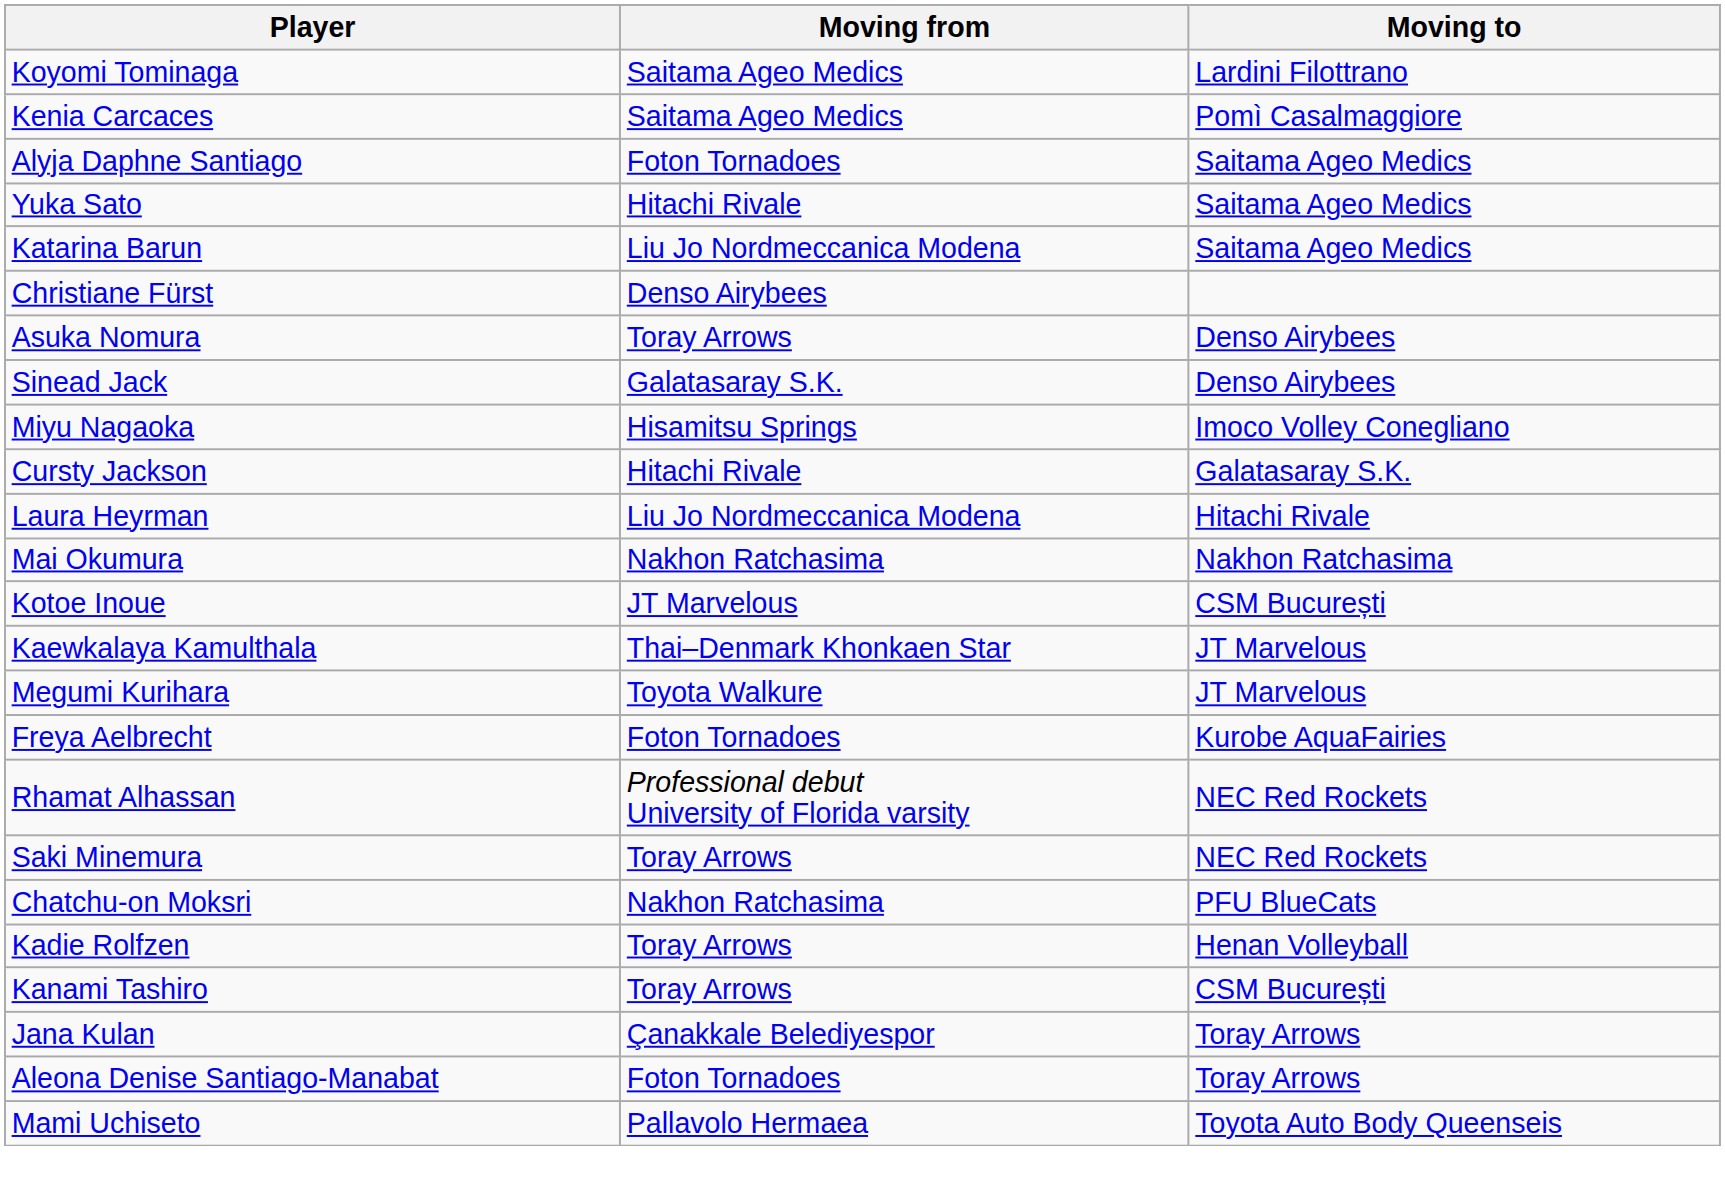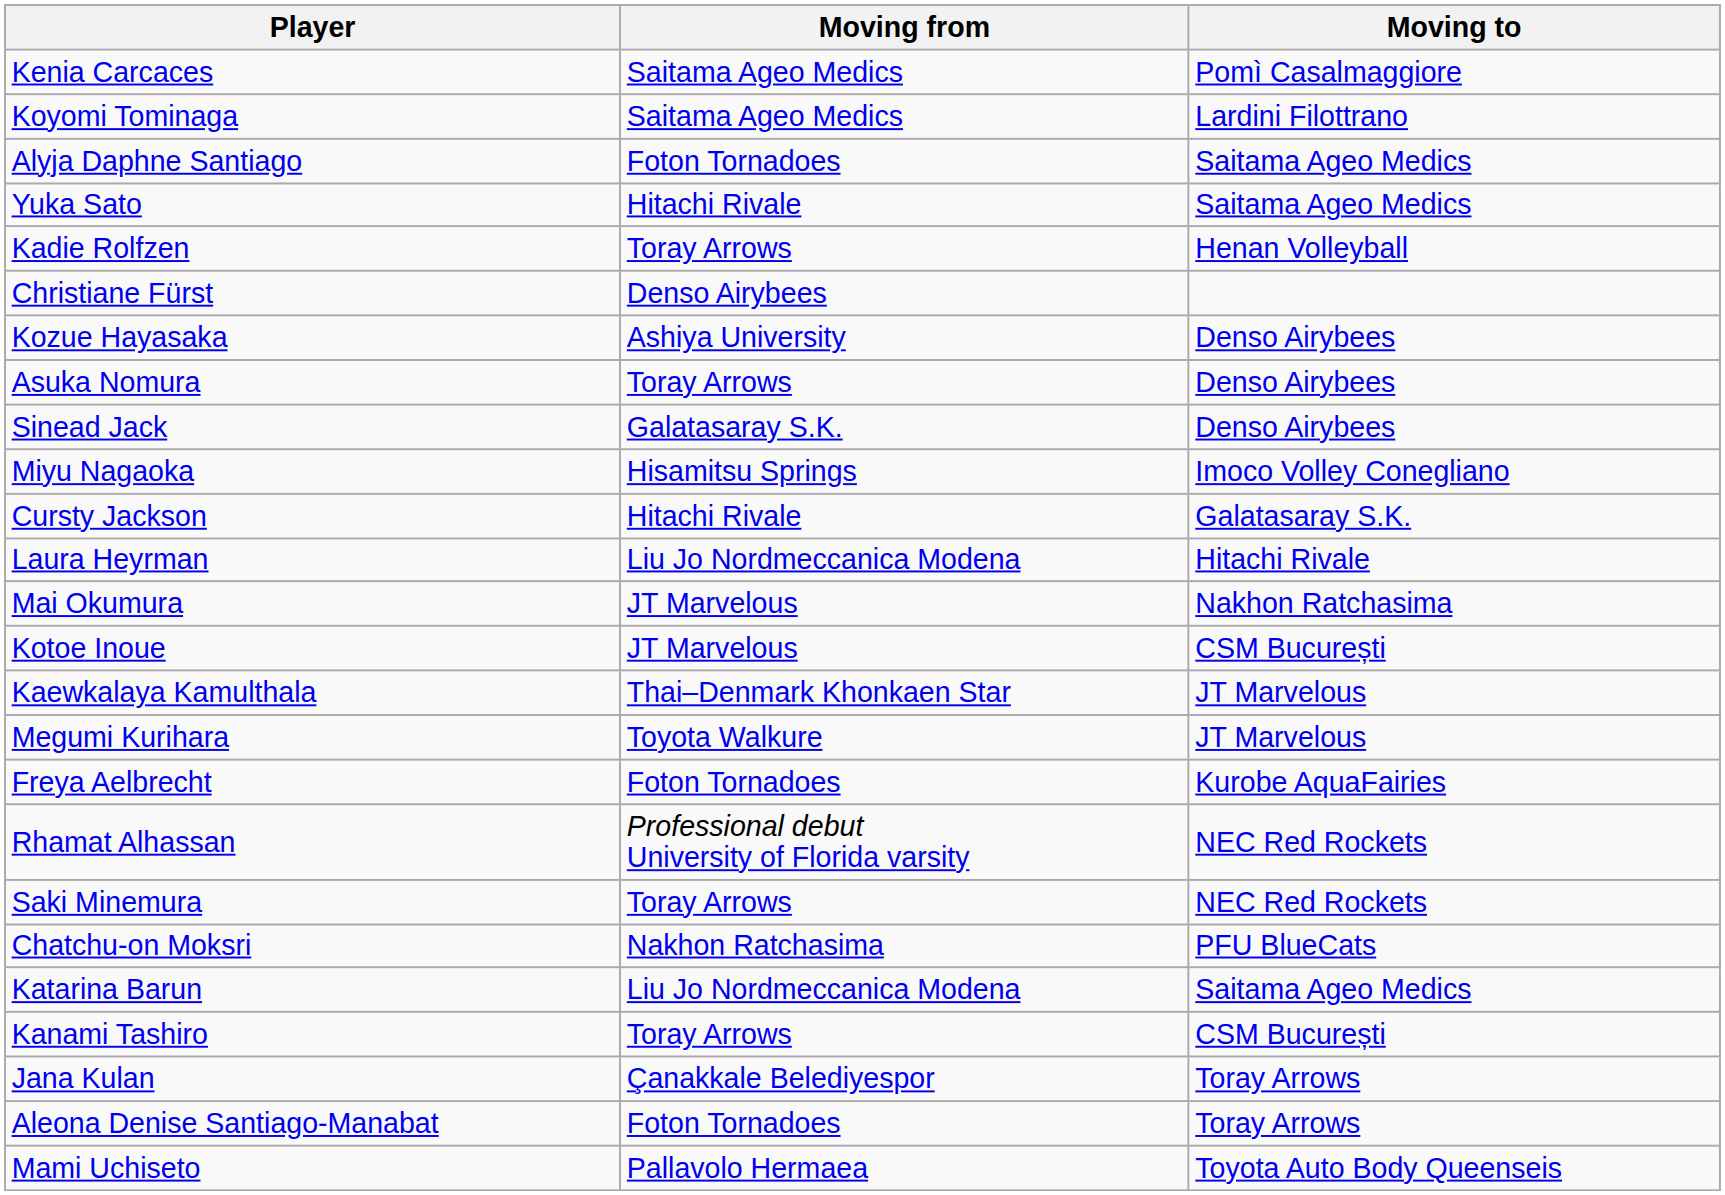rows swapped: (125, 71) <-> (112, 116)
rows swapped: (107, 249) <-> (101, 945)
+ row: (120, 338)
(755, 559) Nakhon Ratchasima -> (712, 604) JT Marvelous
